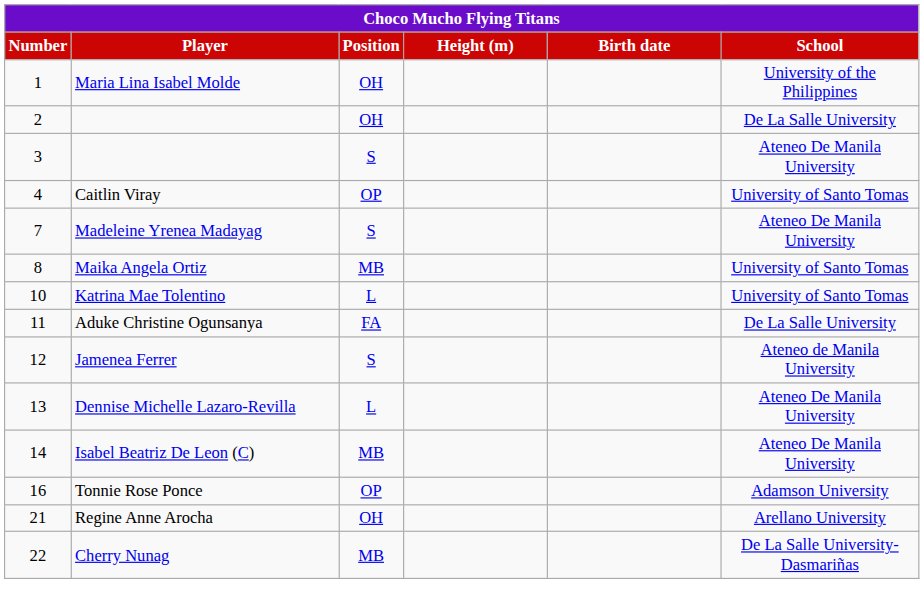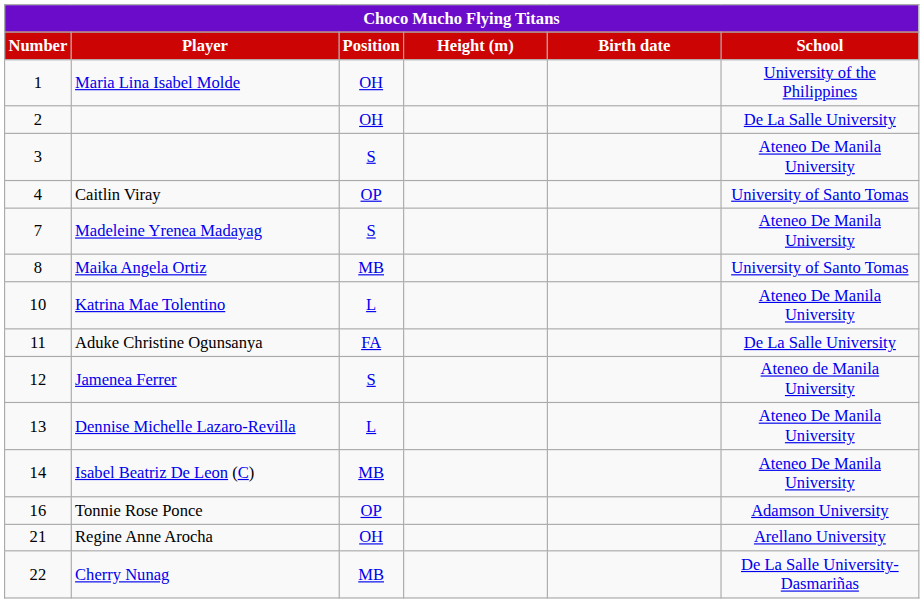(820, 295) University of Santo Tomas -> (820, 305) Ateneo De Manila University
